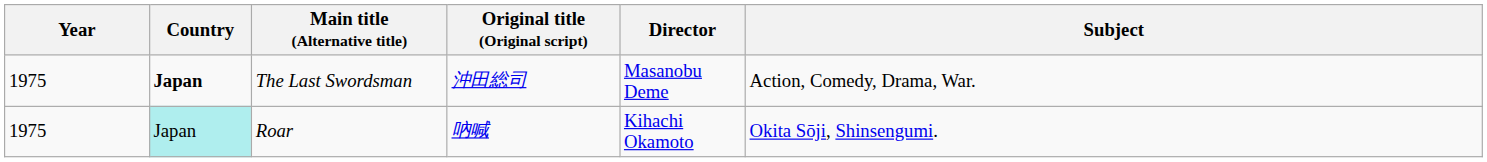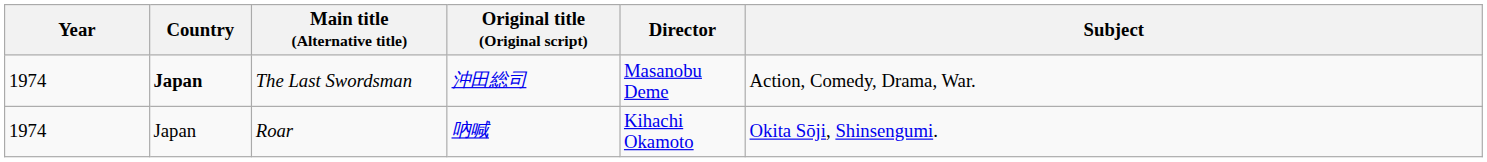(28, 80) 1975 -> (28, 80) 1974
(28, 131) 1975 -> (28, 131) 1974
(175, 131) paleturquoise background -> (175, 131) no background
